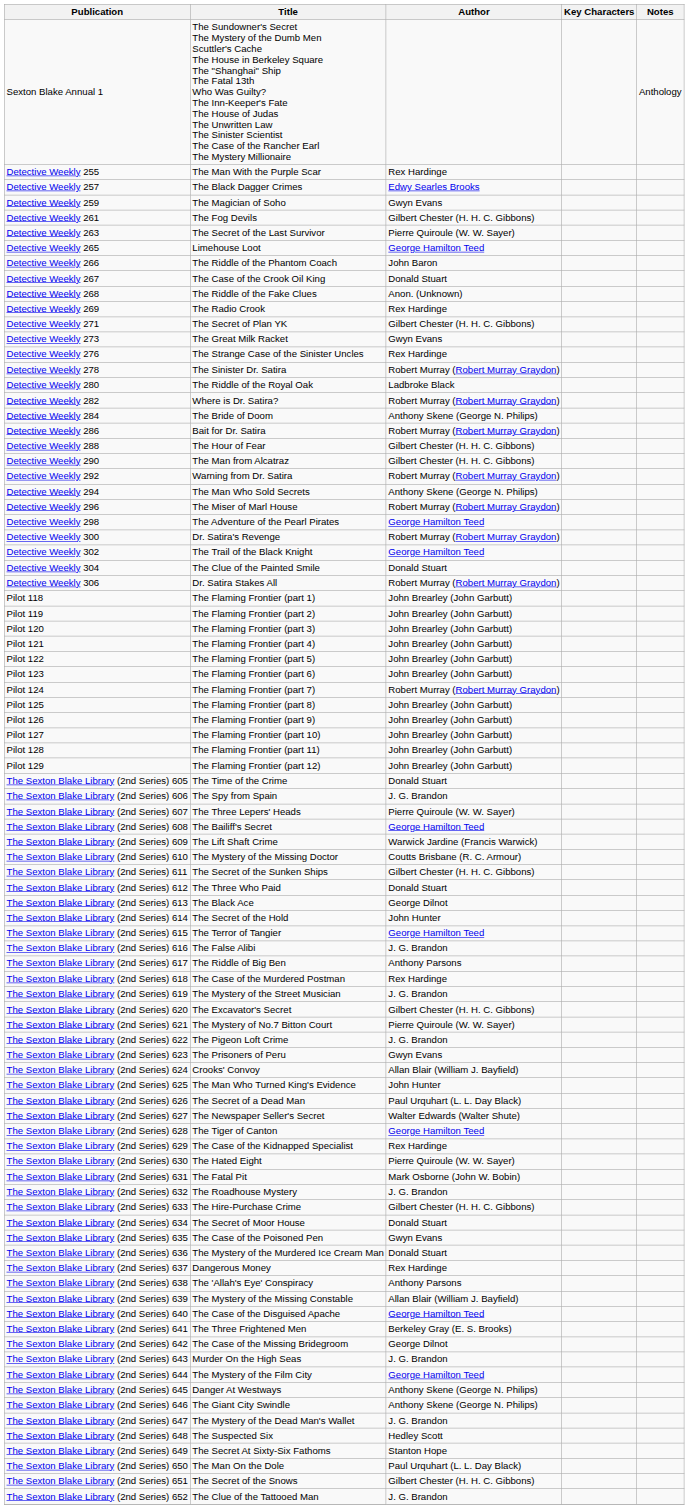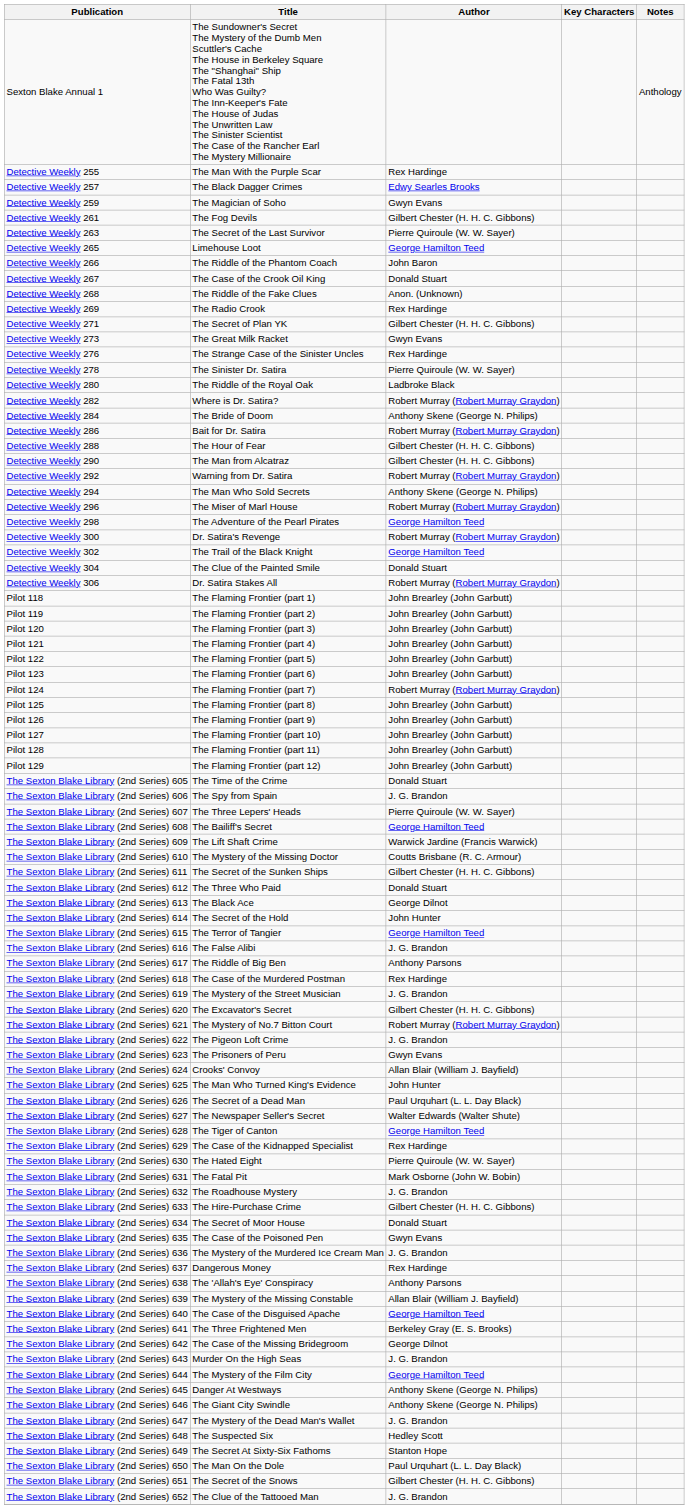(474, 370) Robert Murray (Robert Murray Graydon) -> (452, 370) Pierre Quiroule (W. W. Sayer)
(452, 1024) Pierre Quiroule (W. W. Sayer) -> (474, 1024) Robert Murray (Robert Murray Graydon)
(418, 1253) Donald Stuart -> (418, 1253) J. G. Brandon
